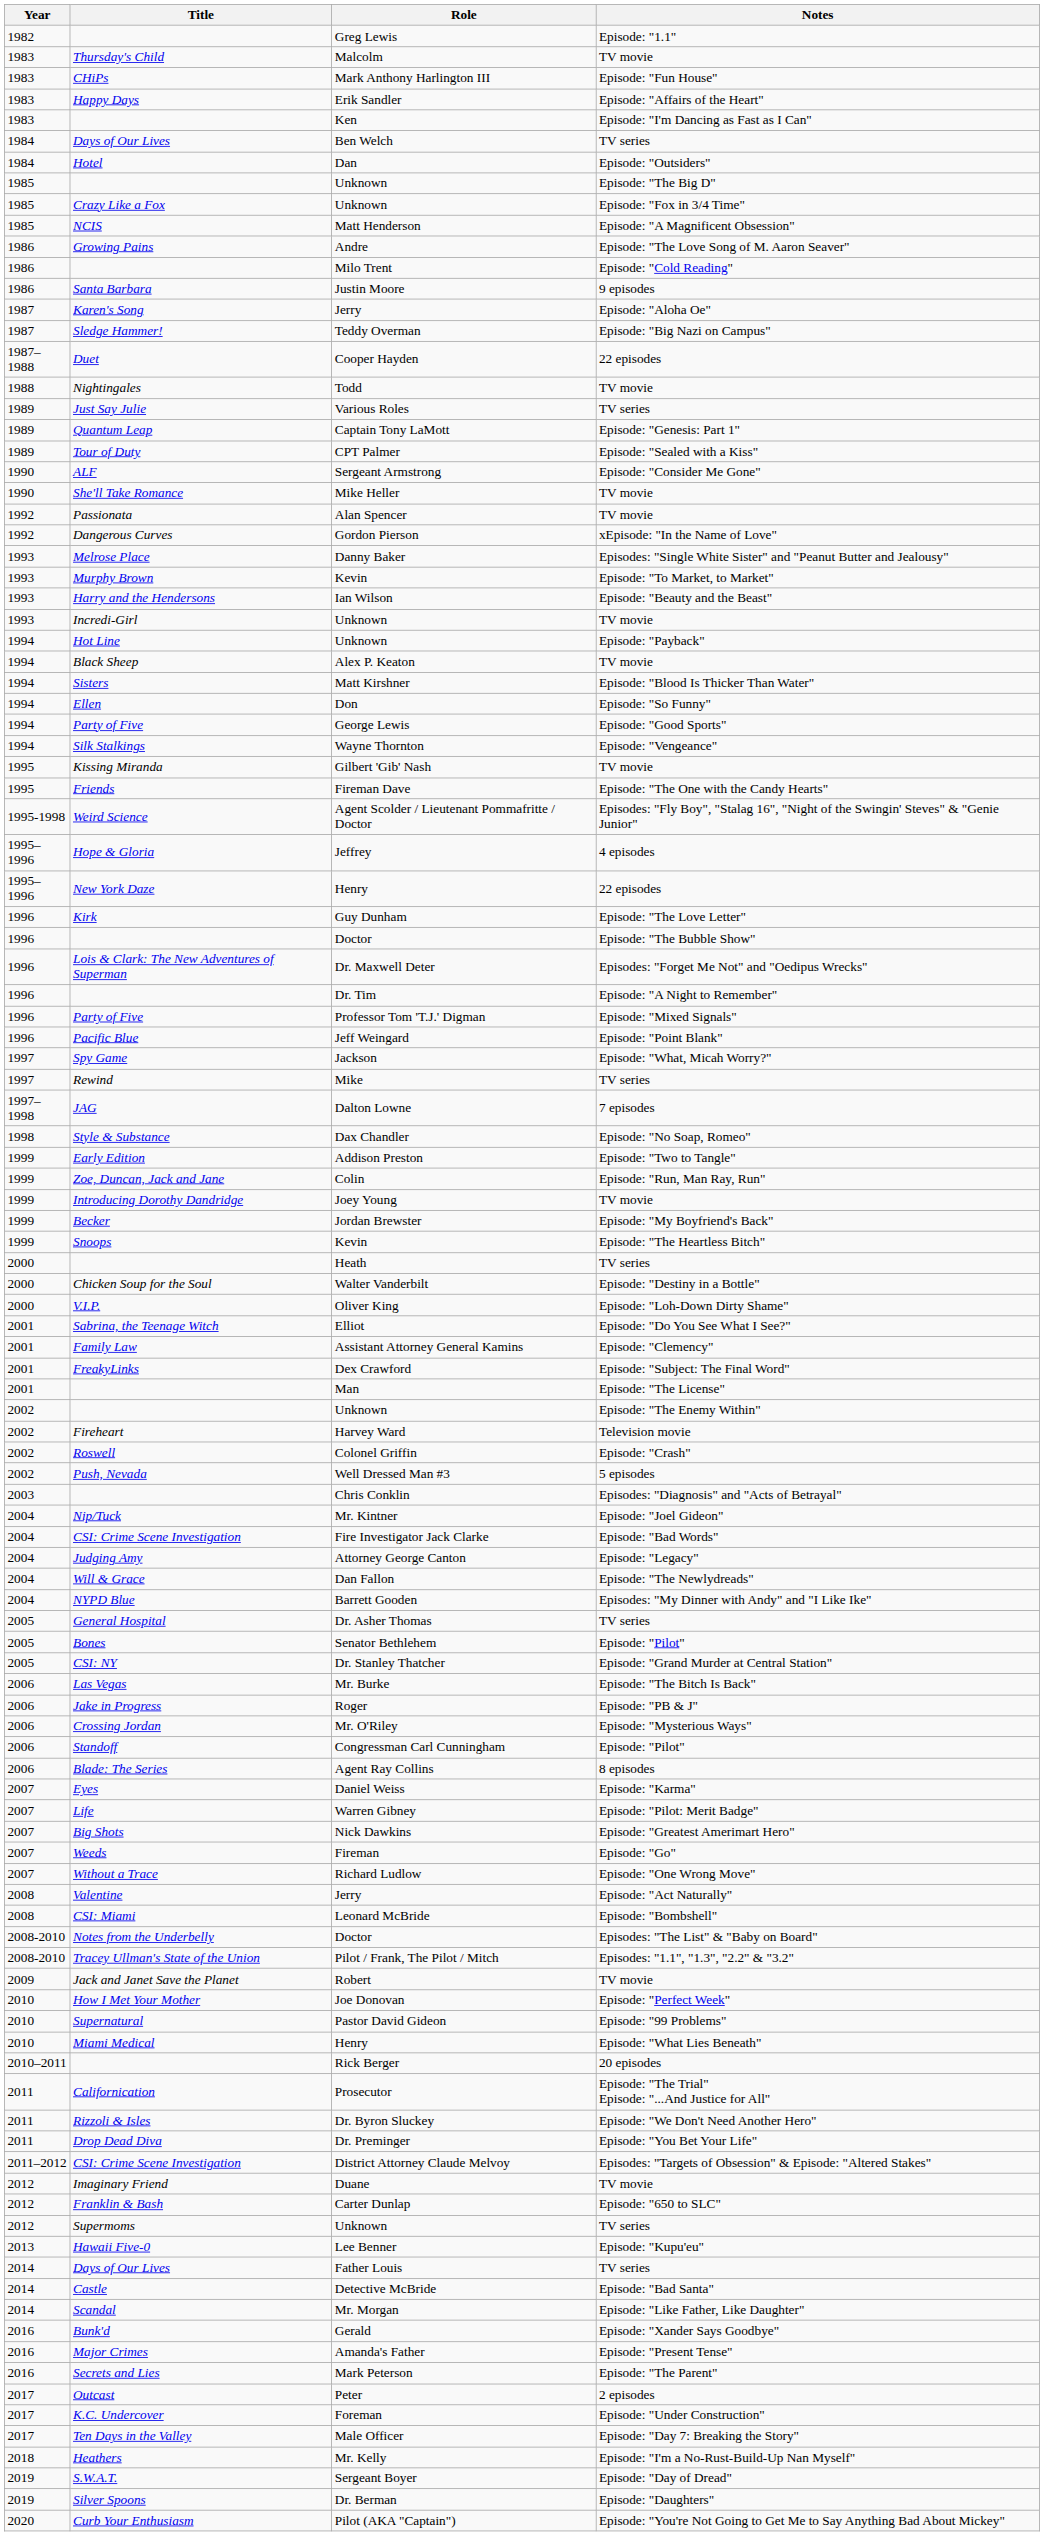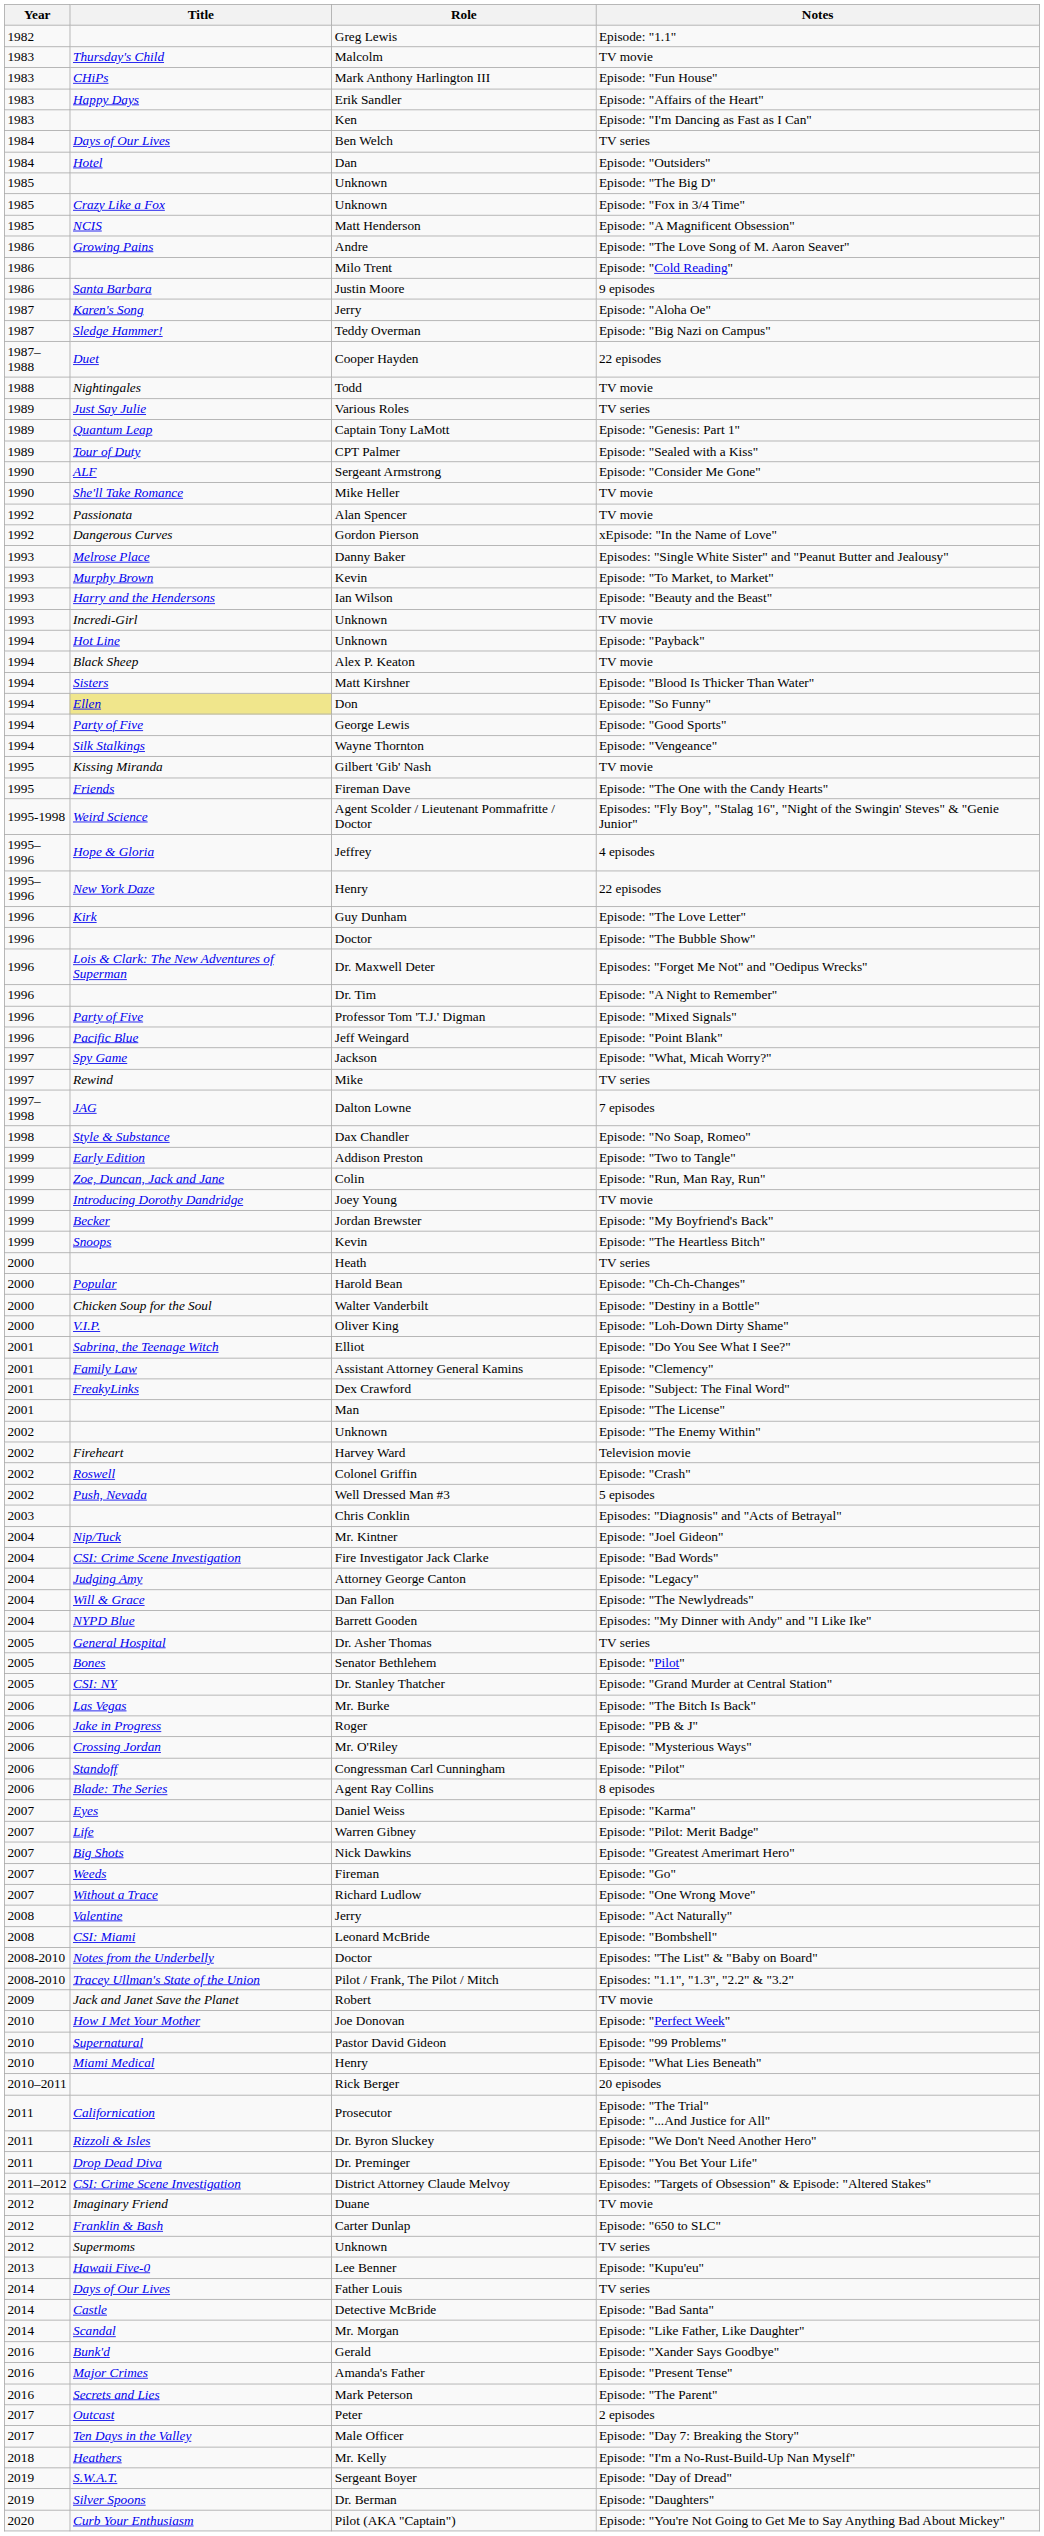(87, 703) no background -> (87, 703) khaki background
+ row: (369, 1284)
- row: (358, 2415)
